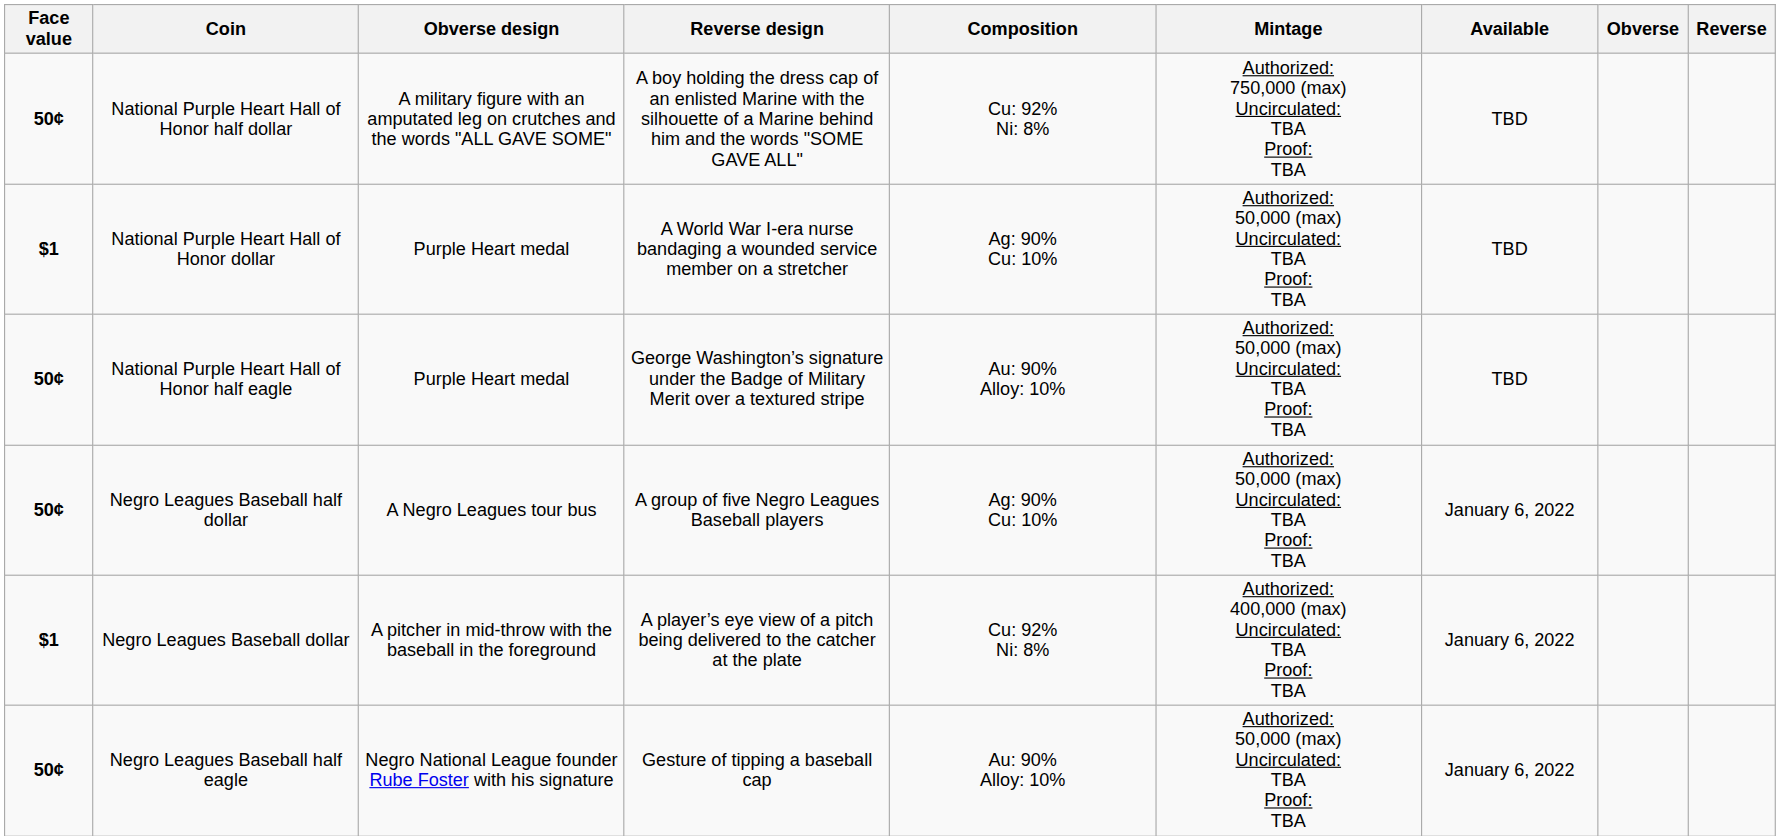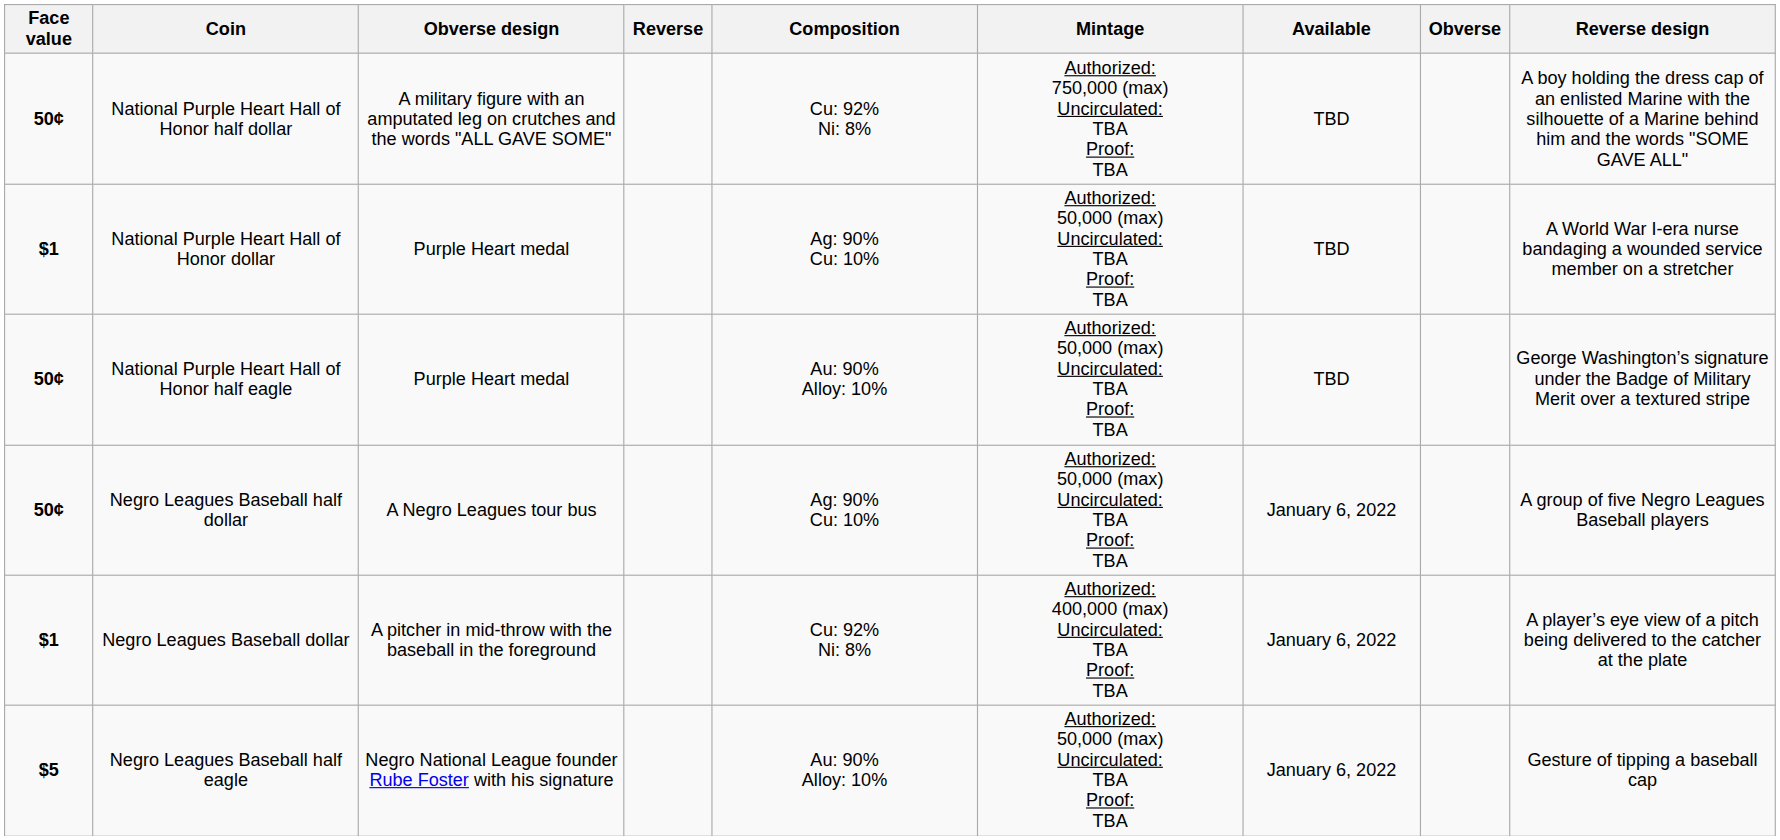columns swapped: (757, 29) <-> (1732, 29)
(49, 770) 50¢ -> (49, 770) $5
